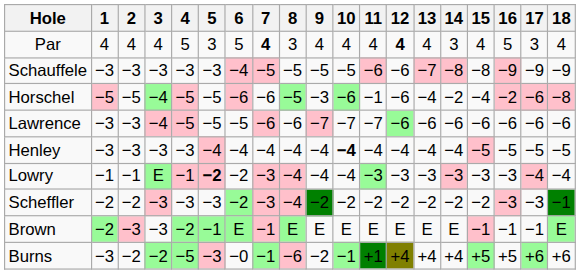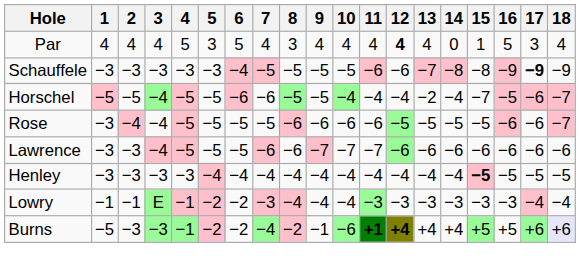(266, 45) bold -> (266, 45) normal
(454, 45) 3 -> (454, 45) 0
(481, 45) 4 -> (481, 45) 1
(535, 71) normal -> (535, 71) bold
(319, 97) −3 -> (319, 97) −5
(346, 97) −6 -> (346, 97) −4
(373, 97) −1 -> (373, 97) −4
(400, 97) −6 -> (400, 97) −4
(427, 97) −4 -> (427, 97) −2
(454, 97) −2 -> (454, 97) −4
(481, 97) −4 -> (481, 97) −7
(508, 97) −2 -> (508, 97) −5
(561, 97) −8 -> (561, 97) −7
+ row: (28, 124)
(346, 150) bold -> (346, 177) normal
(481, 150) normal -> (481, 177) bold
(212, 177) bold -> (212, 203) normal
(454, 177) pink background -> (454, 203) no background
- row: (41, 203)
- row: (32, 229)
(104, 256) −3 -> (104, 229) −5
(131, 256) −2 -> (131, 229) −3
(158, 256) −2 -> (158, 229) −3
(185, 256) −5 -> (185, 229) −1
(212, 256) −3 -> (212, 229) −2
(239, 256) −0 -> (239, 229) −2
(266, 256) −1 -> (266, 229) −4
(293, 256) −6 -> (293, 229) −2
(319, 256) −2 -> (319, 229) −1
(346, 256) −1 -> (346, 229) −6
(373, 256) normal -> (373, 229) bold
(400, 256) normal -> (400, 229) bold
(561, 256) no background -> (561, 229) lavender background
